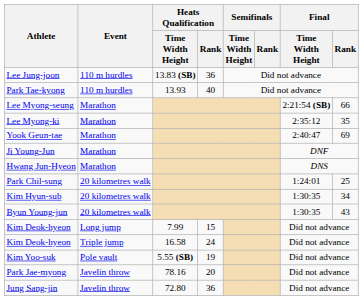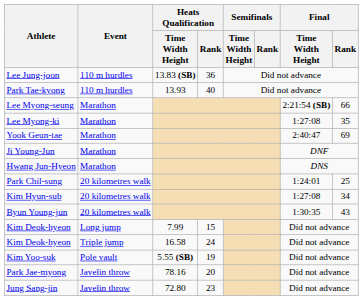(306, 121) 2:35:12 -> (306, 121) 1:27:08
(306, 197) 1:30:35 -> (306, 197) 1:27:08
(211, 288) 36 -> (211, 288) 23
